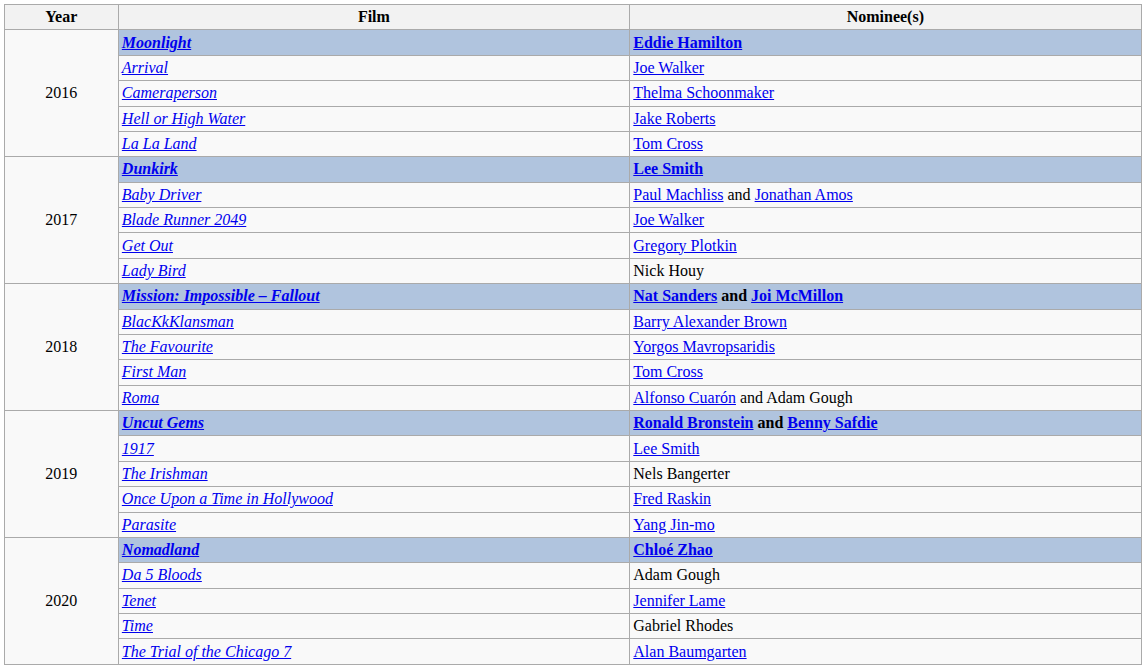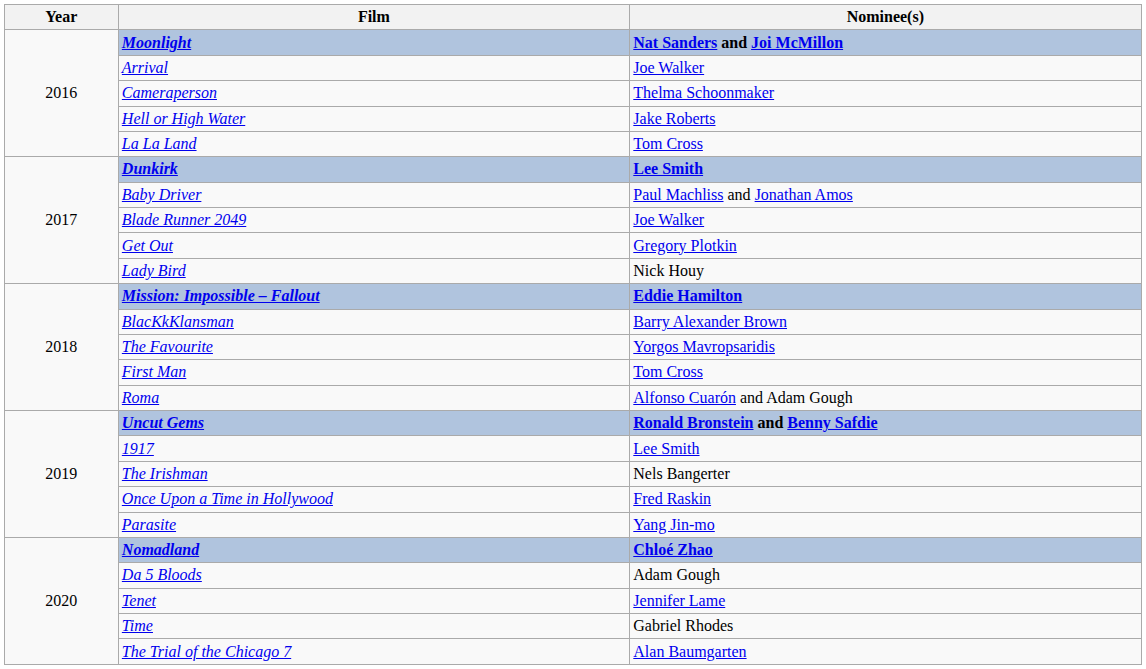(688, 42) Eddie Hamilton -> (738, 42) Nat Sanders and Joi McMillon
(738, 296) Nat Sanders and Joi McMillon -> (688, 296) Eddie Hamilton
